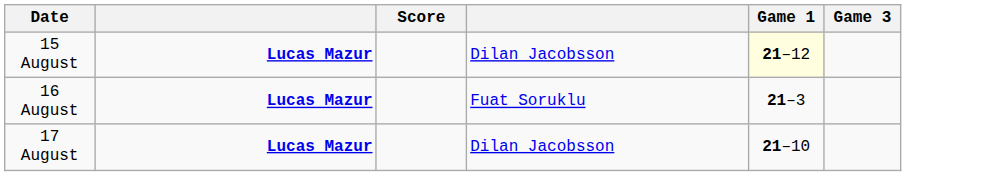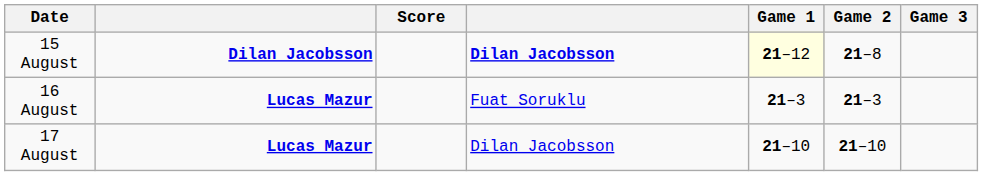+ column: (862, 18)
(320, 54) Lucas Mazur -> (300, 54) Dilan Jacobsson
(542, 54) normal -> (542, 54) bold
